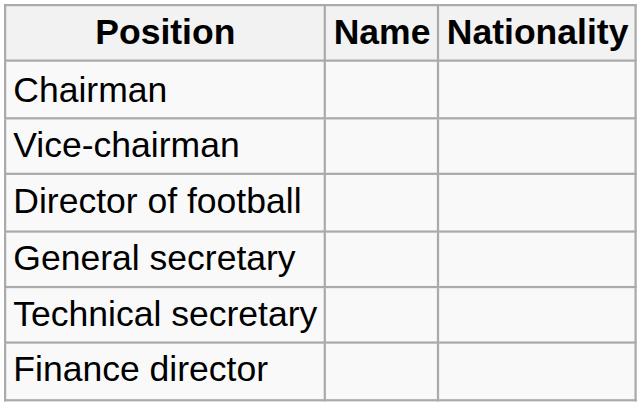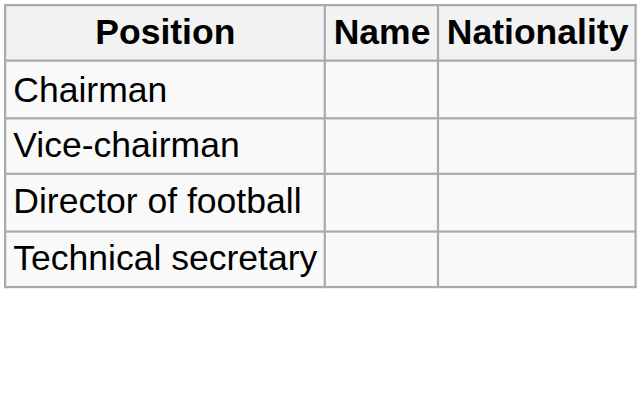- row: (154, 257)
- row: (141, 370)
